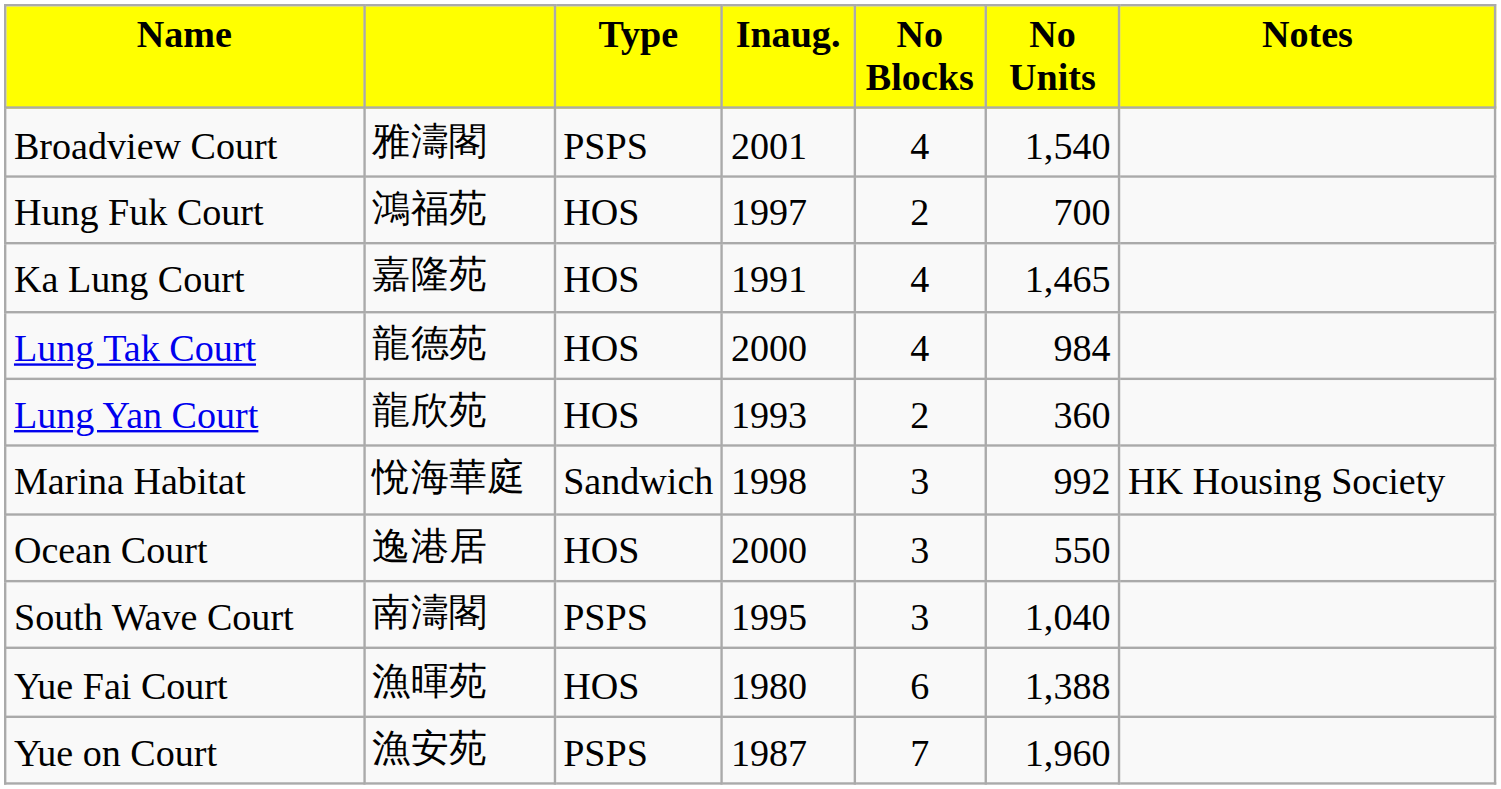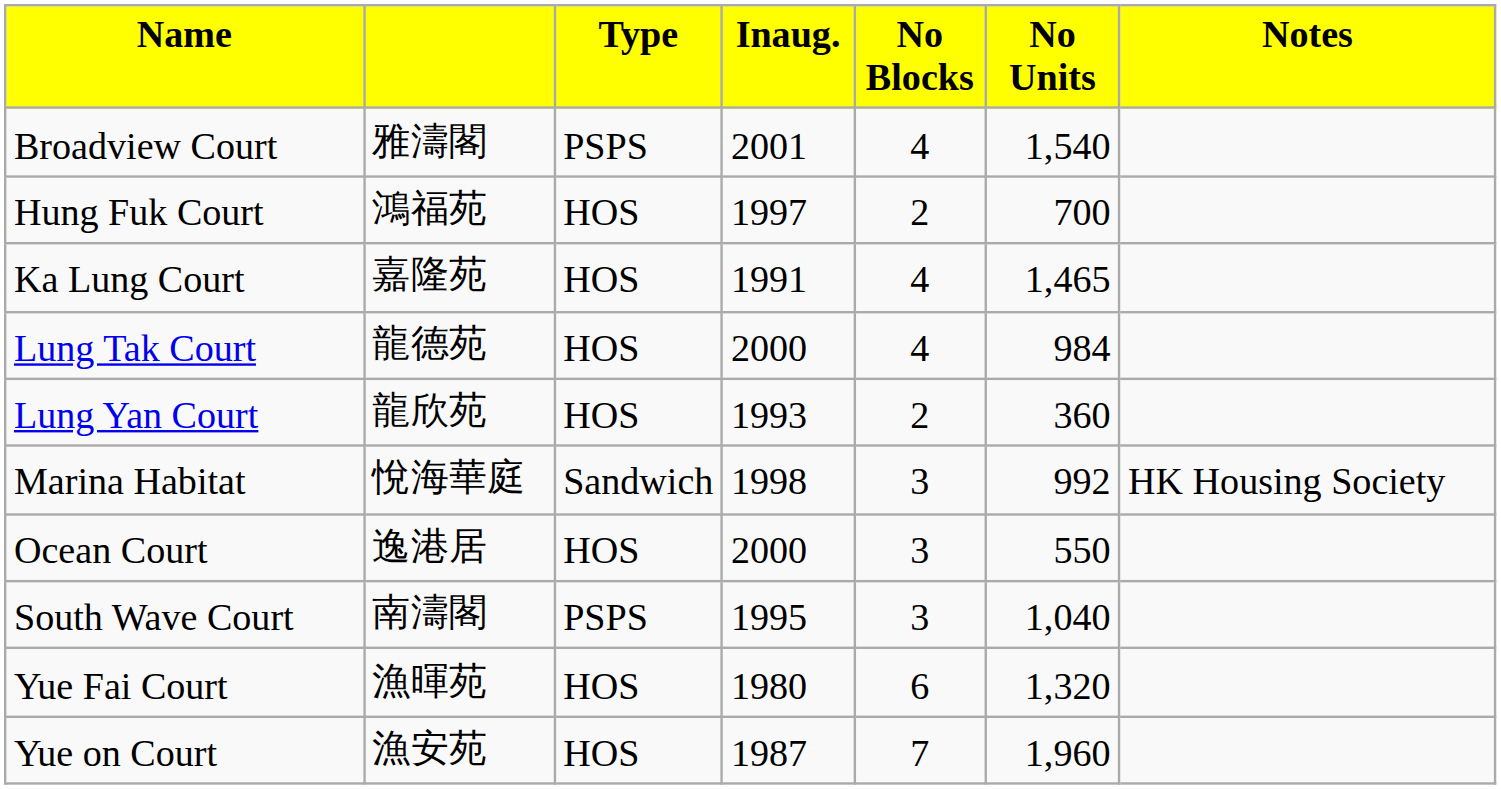(1068, 685) 1,388 -> (1068, 685) 1,320
(606, 752) PSPS -> (601, 752) HOS
